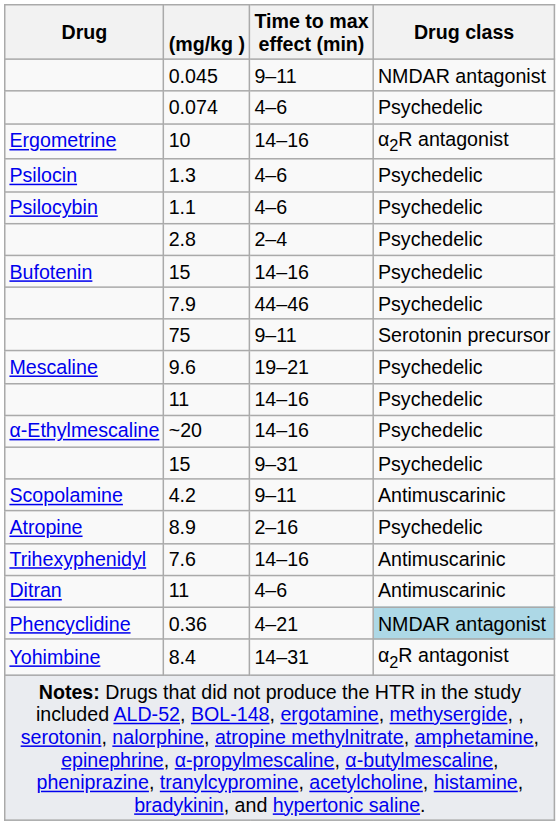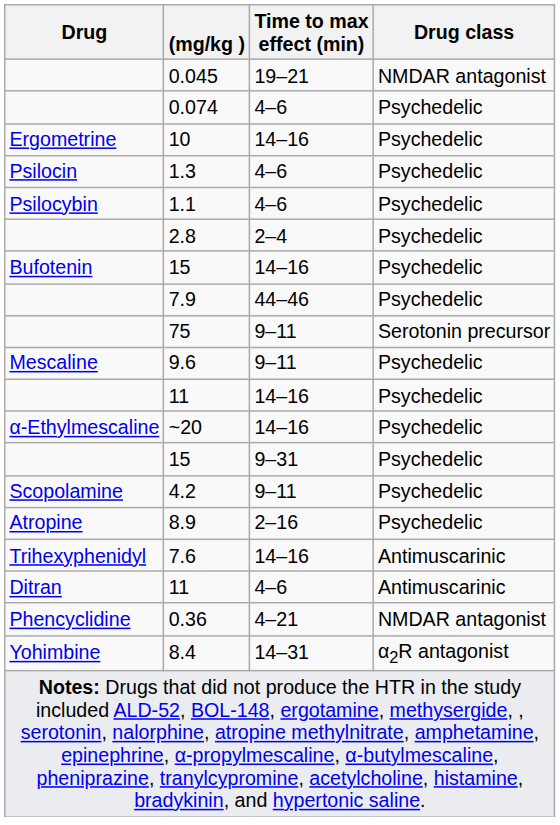(275, 75) 9–11 -> (282, 75) 19–21
(443, 141) α2R antagonist -> (430, 139) Psychedelic
(282, 367) 19–21 -> (275, 363) 9–11
(442, 495) Antimuscarinic -> (430, 491) Psychedelic
(462, 623) lightblue background -> (462, 619) no background
